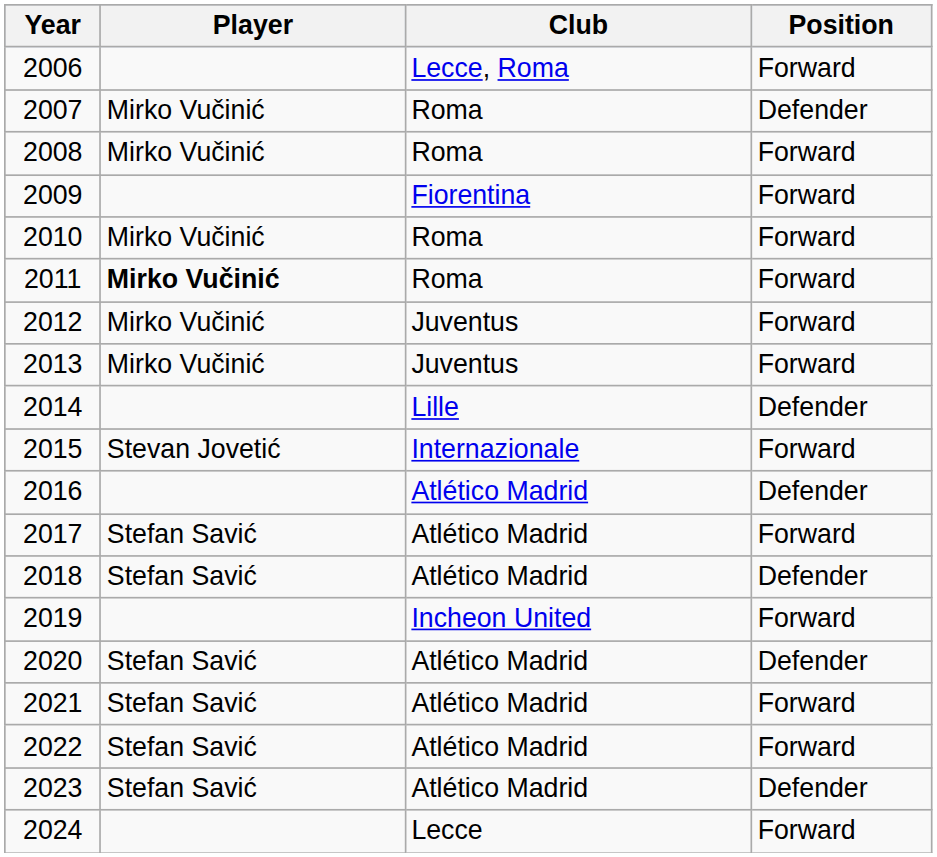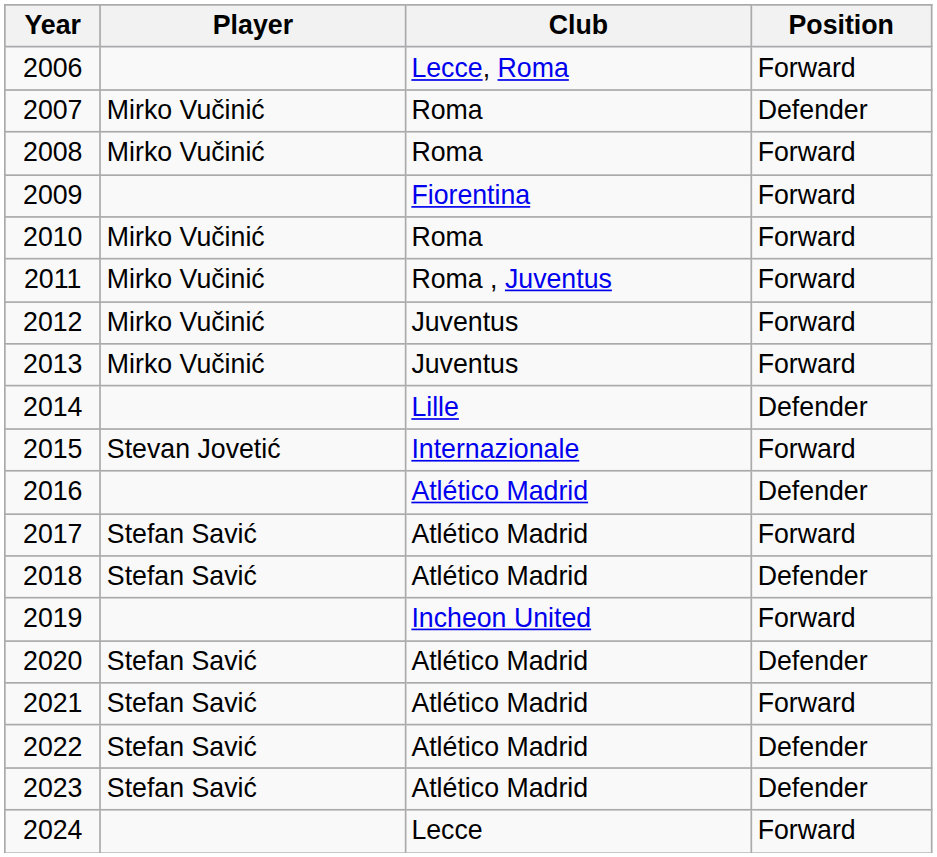(193, 279) bold -> (186, 279) normal
(447, 279) Roma -> (512, 279) Roma , Juventus
(807, 746) Forward -> (813, 746) Defender
